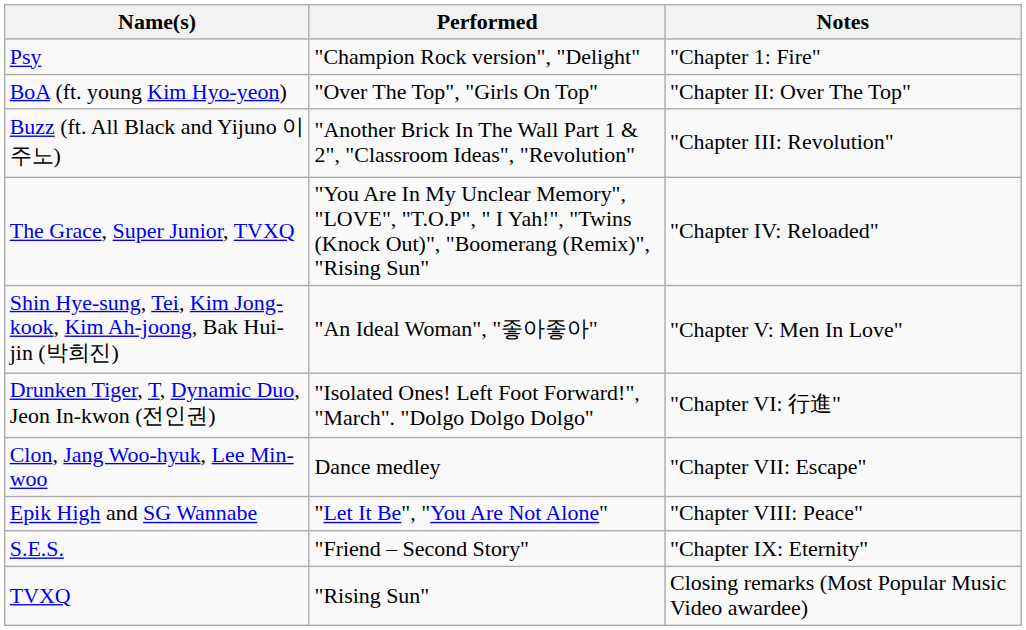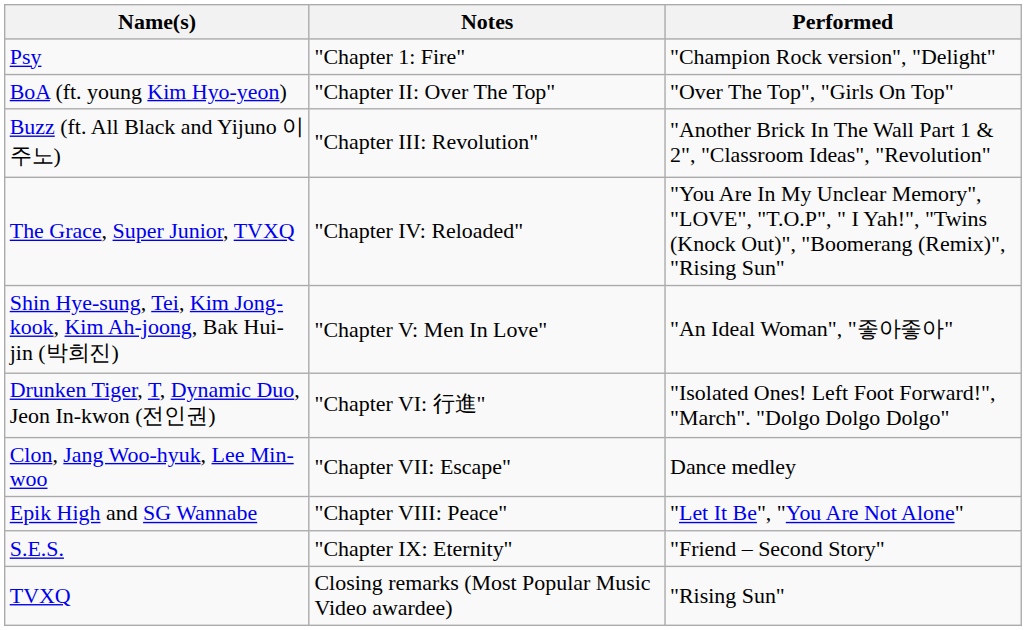columns swapped: (487, 21) <-> (843, 21)
